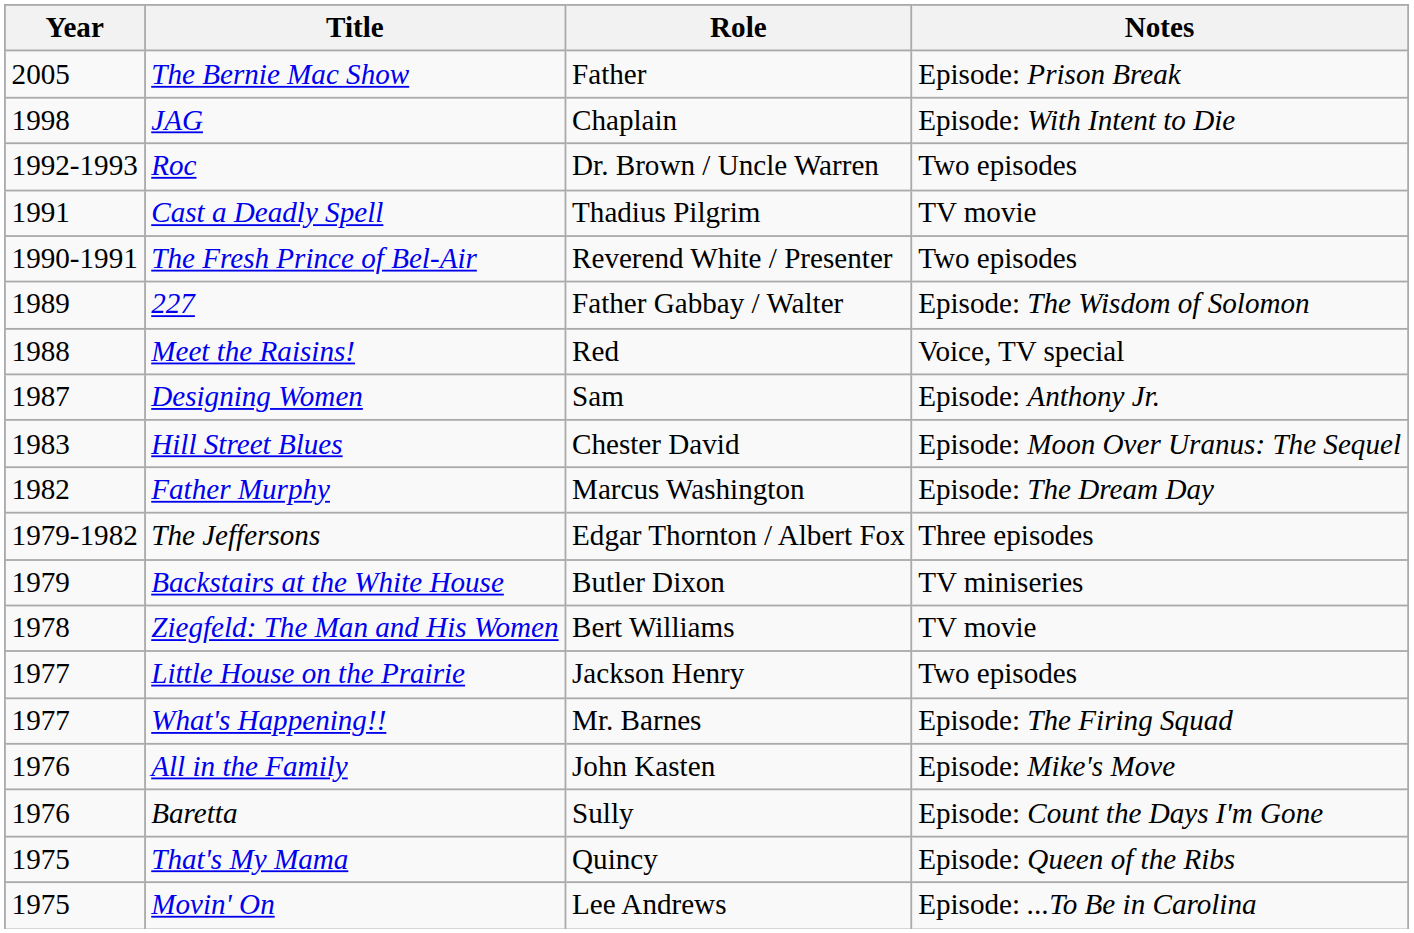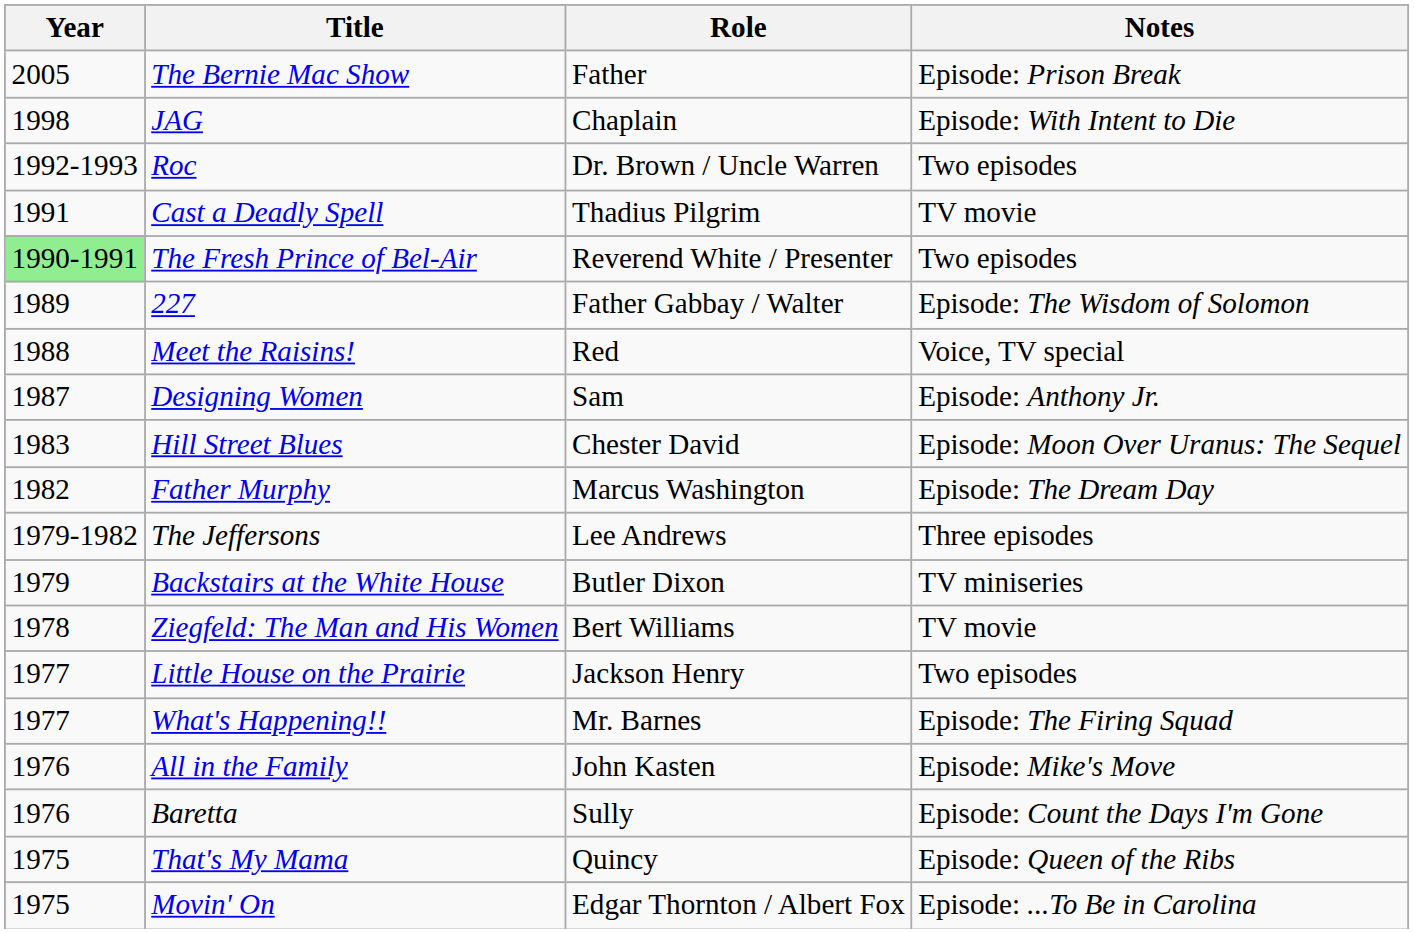(75, 258) no background -> (75, 258) lightgreen background
(738, 535) Edgar Thornton / Albert Fox -> (649, 535) Lee Andrews
(649, 905) Lee Andrews -> (738, 905) Edgar Thornton / Albert Fox
